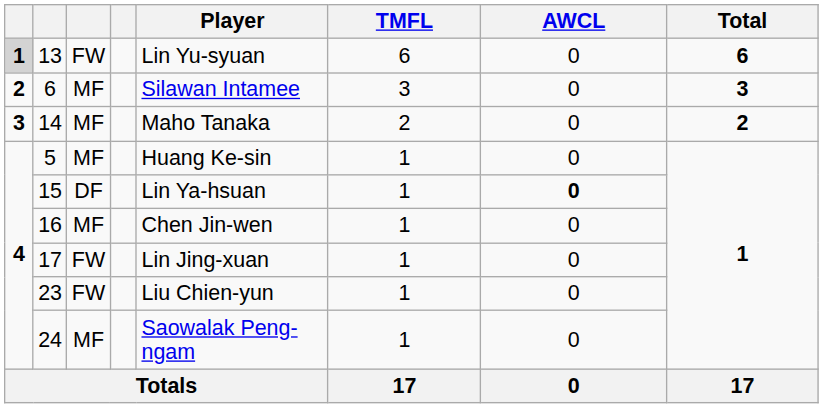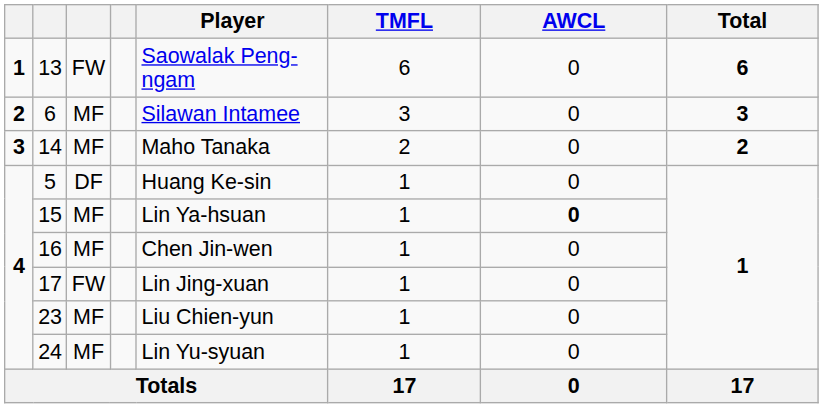(19, 55) lightgrey background -> (19, 67) no background
(203, 55) Lin Yu-syuan -> (220, 67) Saowalak Peng-ngam
(89, 157) MF -> (89, 181) DF
(89, 191) DF -> (89, 215) MF
(89, 293) FW -> (89, 317) MF
(220, 339) Saowalak Peng-ngam -> (203, 351) Lin Yu-syuan
